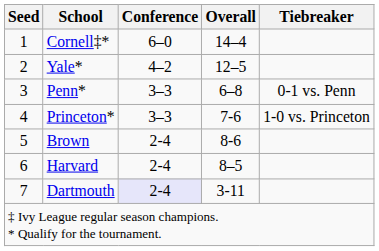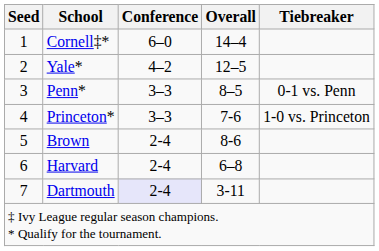(231, 91) 6–8 -> (231, 91) 8–5
(231, 166) 8–5 -> (231, 166) 6–8
